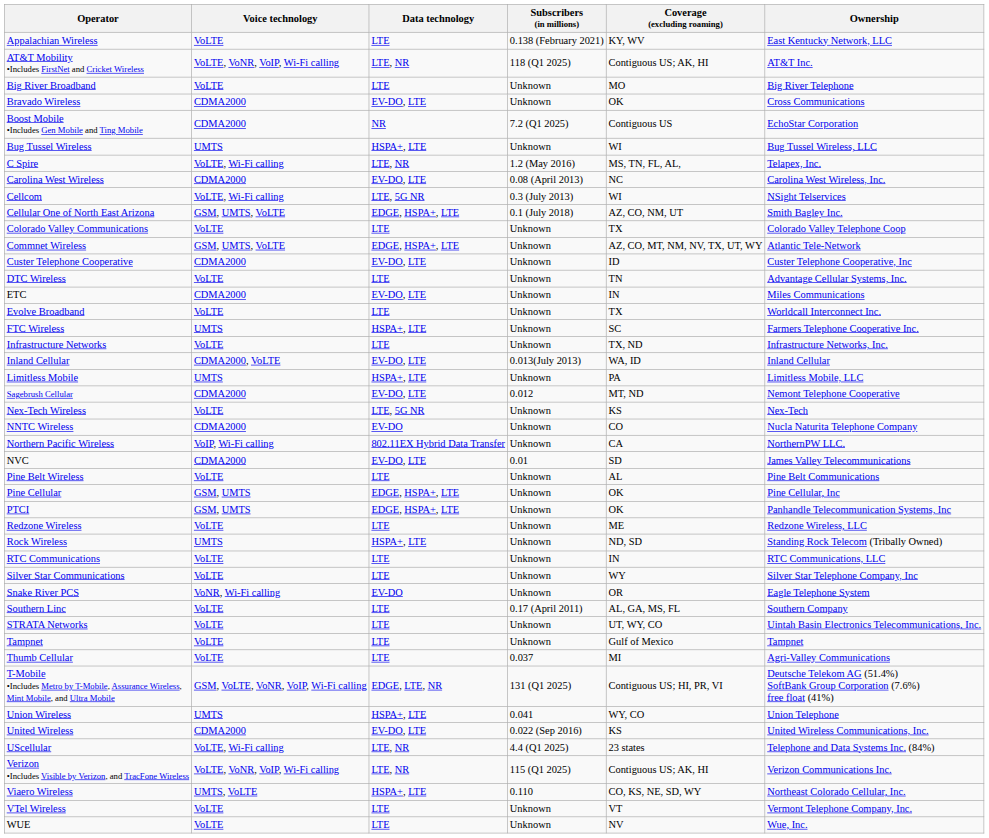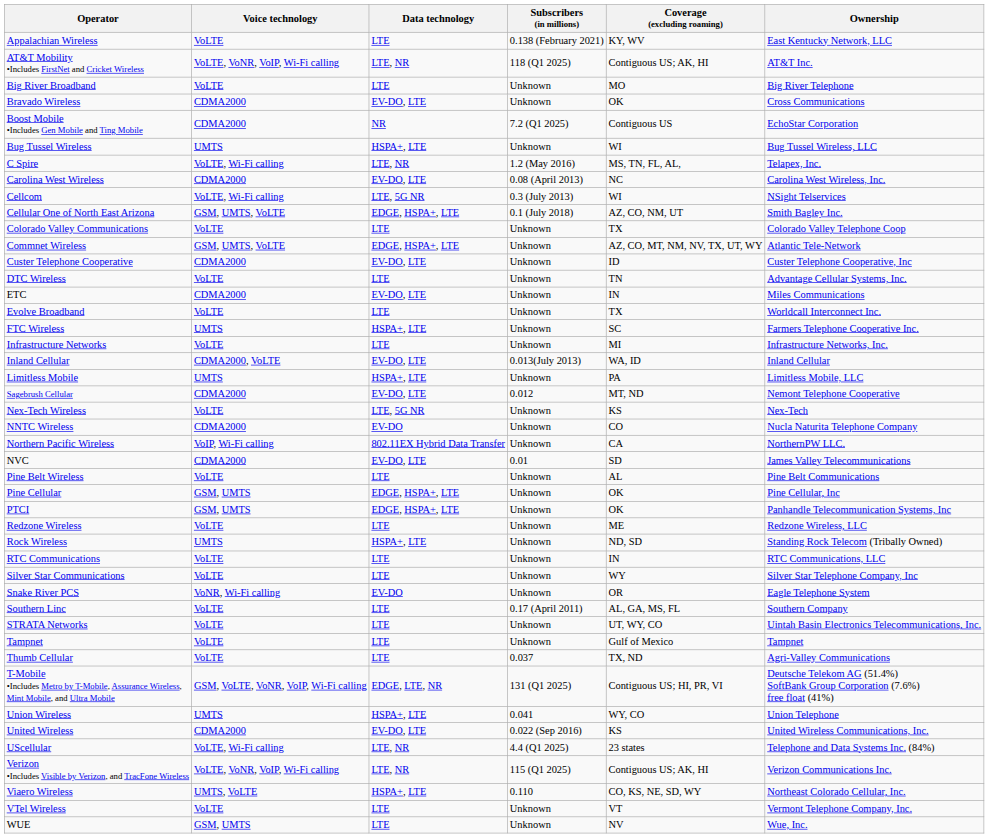(626, 344) TX, ND -> (615, 344) MI
(615, 658) MI -> (626, 658) TX, ND
(209, 825) VoLTE -> (222, 825) GSM, UMTS
